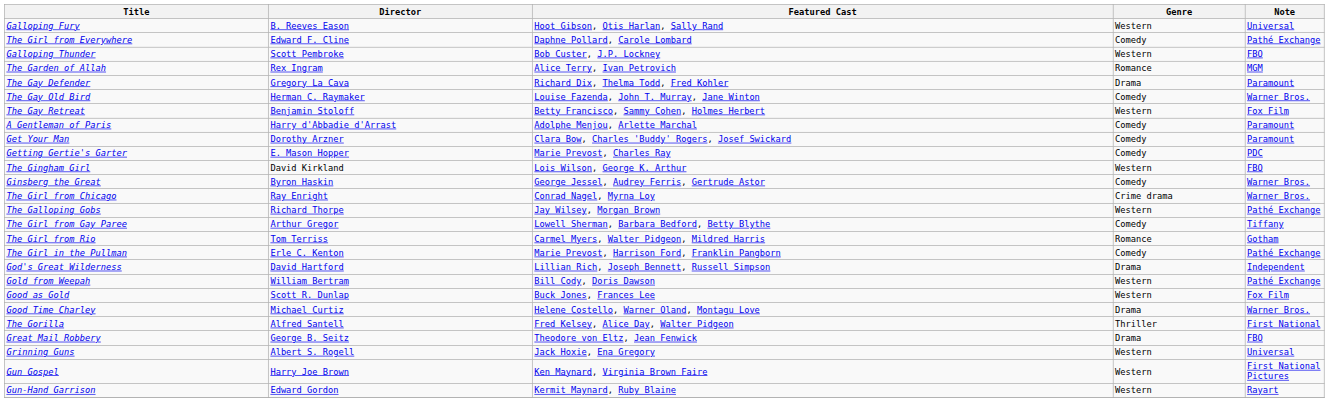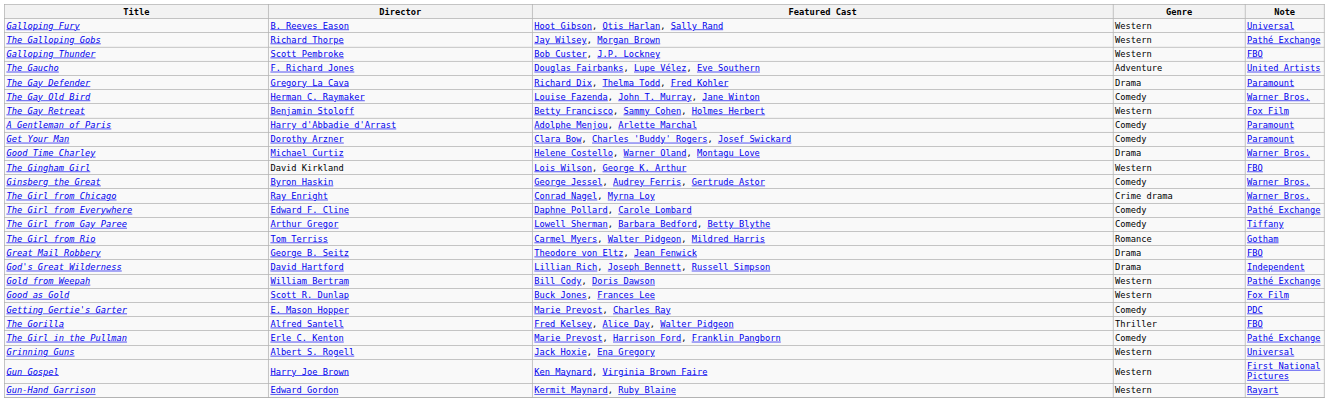rows swapped: (54, 210) <-> (69, 40)
- row: (56, 68)
+ row: (33, 68)
rows swapped: (67, 153) <-> (51, 310)
rows swapped: (67, 253) <-> (54, 338)
(1284, 324) First National -> (1255, 324) FBO
